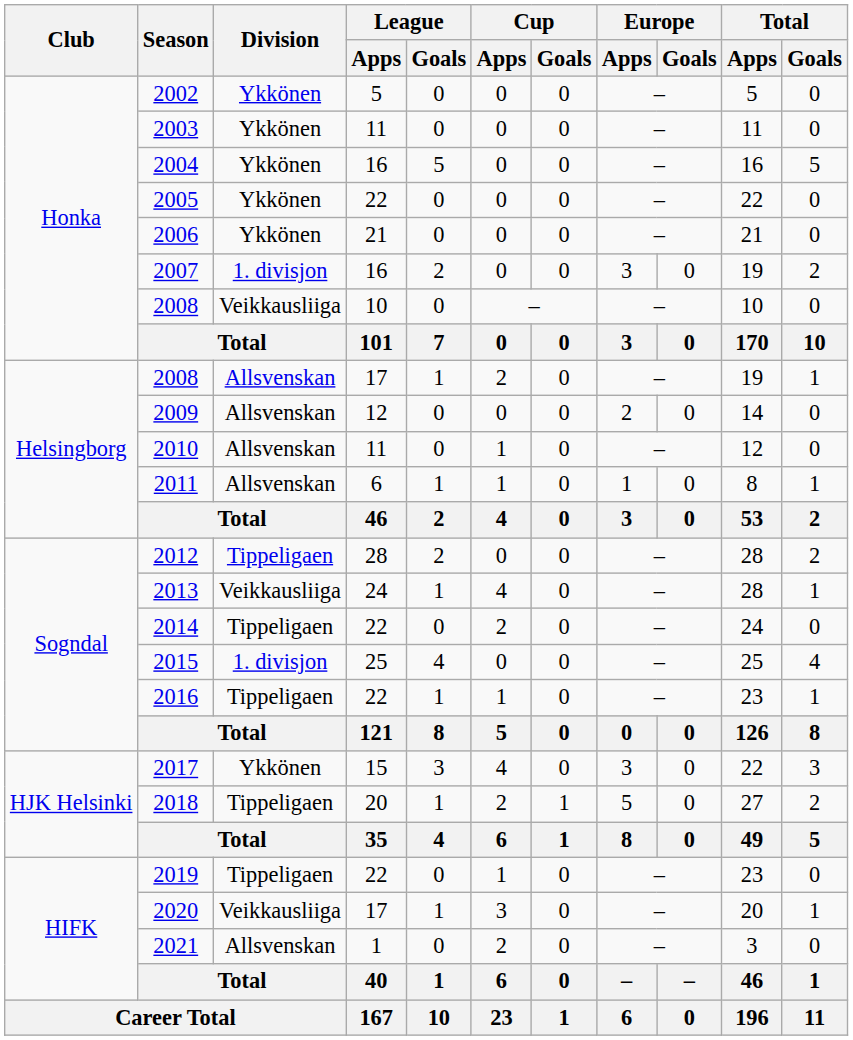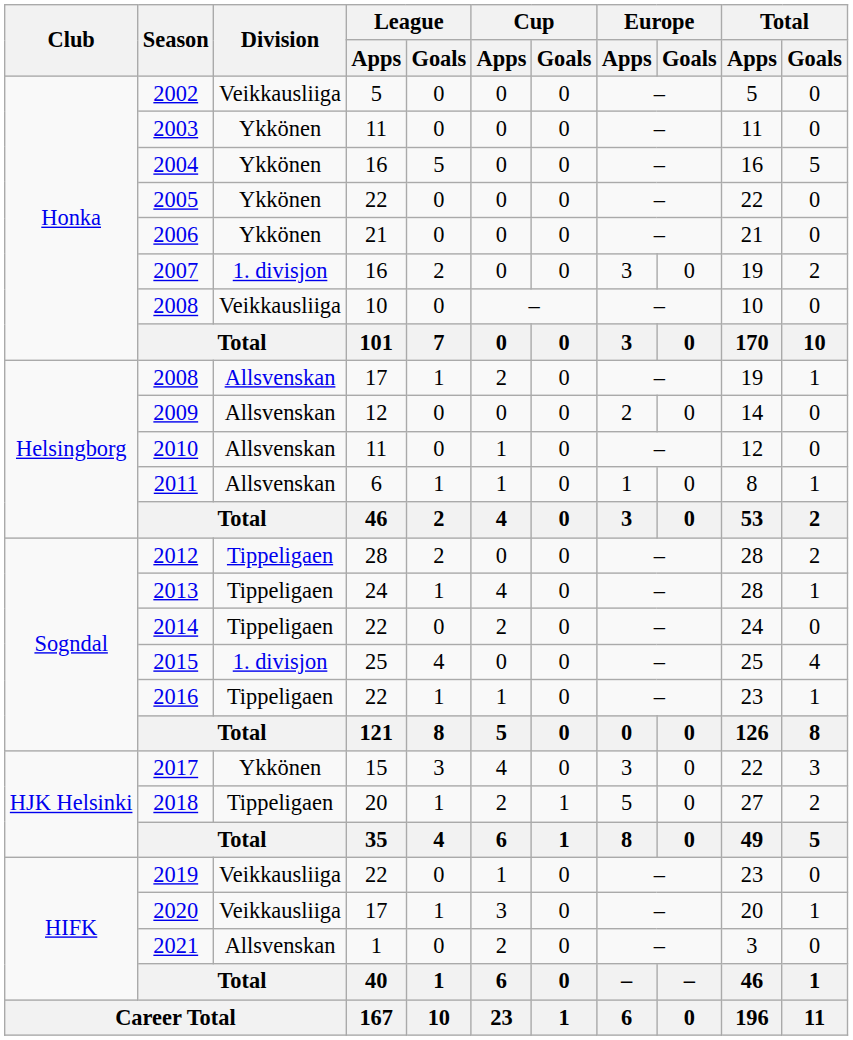(280, 93) Ykkönen -> (280, 93) Veikkausliiga
(280, 590) Veikkausliiga -> (280, 590) Tippeligaen
(280, 874) Tippeligaen -> (280, 874) Veikkausliiga
